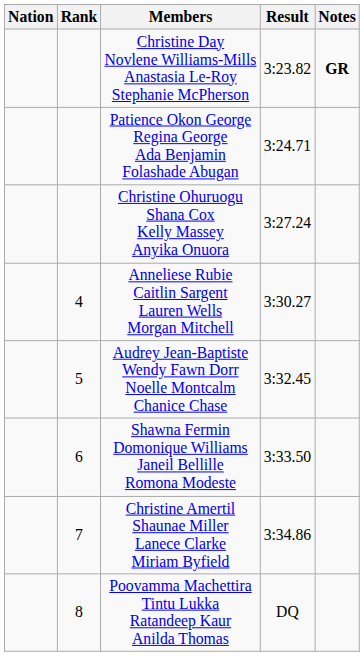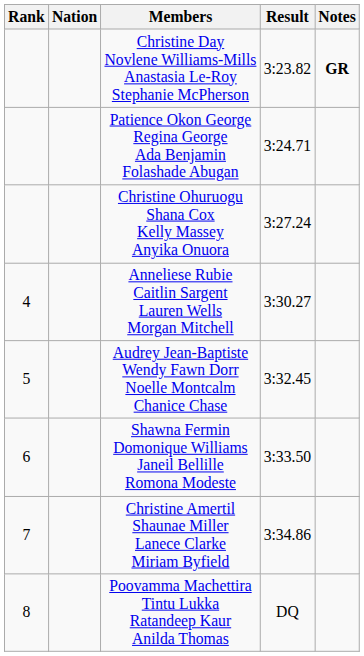columns swapped: (79, 16) <-> (31, 16)
